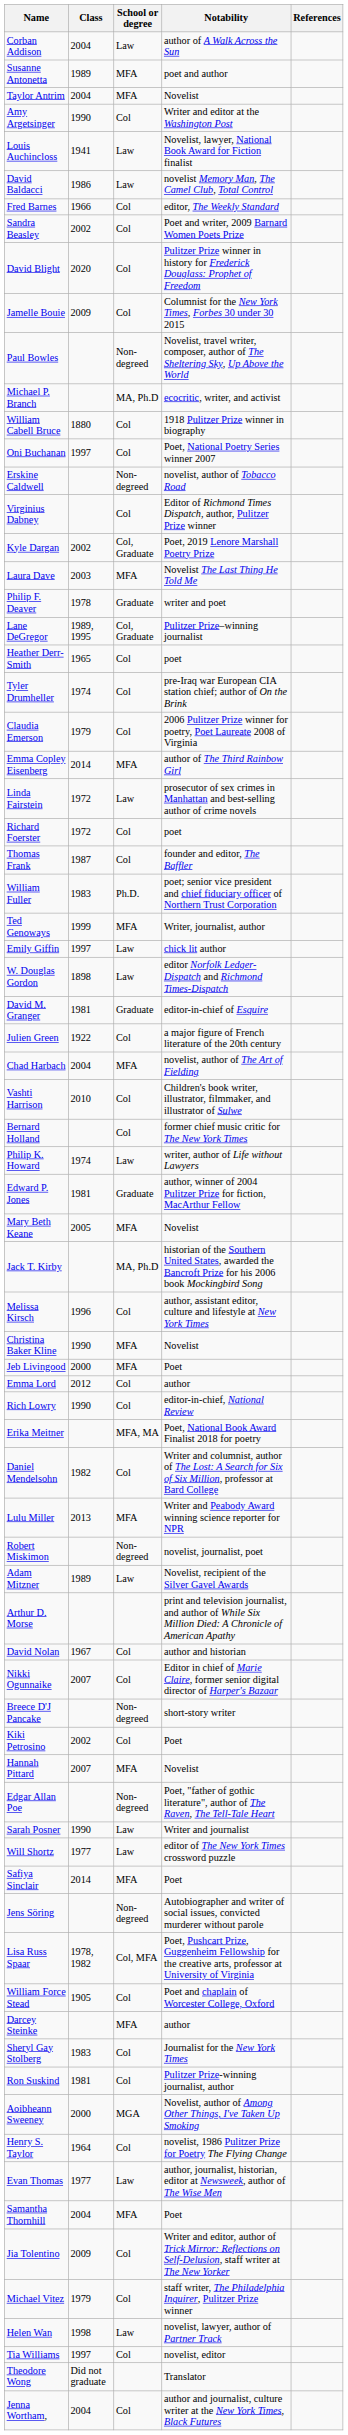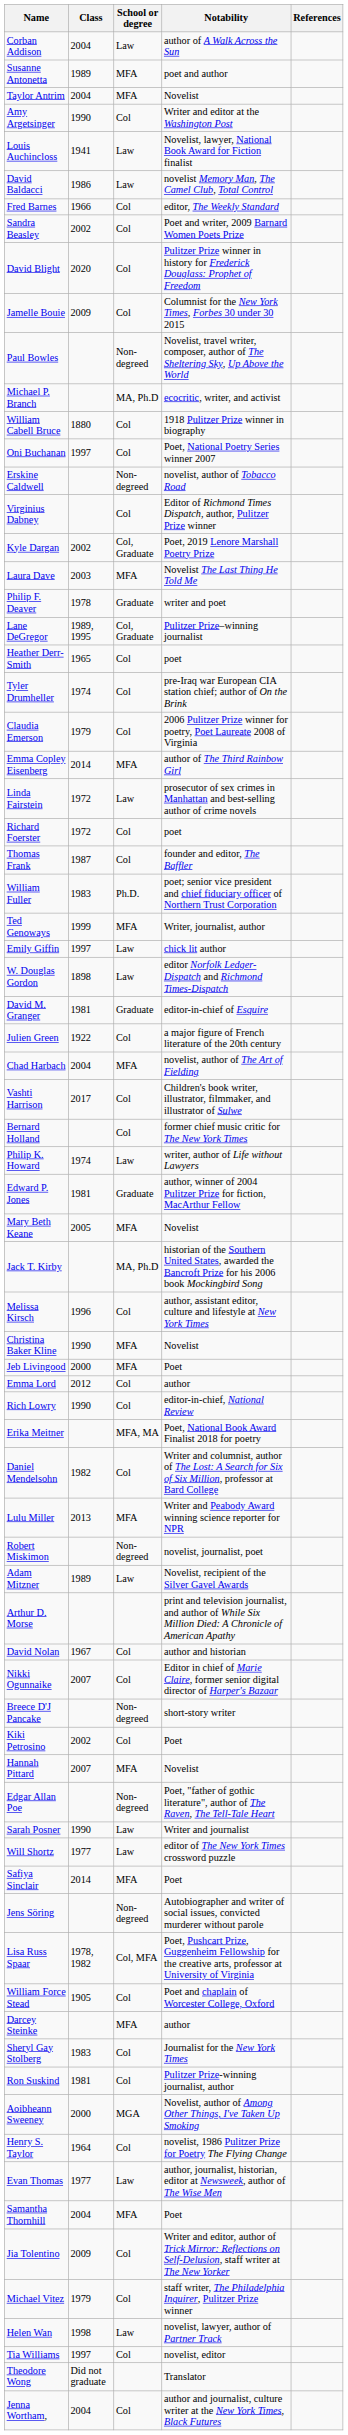(81, 1099) 2010 -> (81, 1099) 2017
